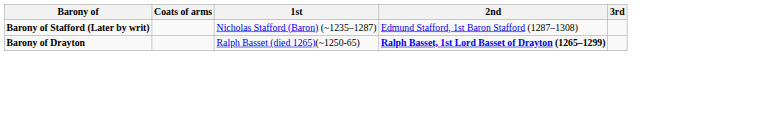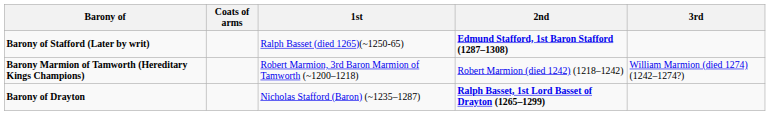(297, 27) Nicholas Stafford (Baron) (~1235–1287) -> (332, 44) Ralph Basset (died 1265)(~1250-65)
(479, 27) normal -> (535, 44) bold
+ row: (97, 70)
(288, 43) Ralph Basset (died 1265)(~1250-65) -> (340, 97) Nicholas Stafford (Baron) (~1235–1287)
